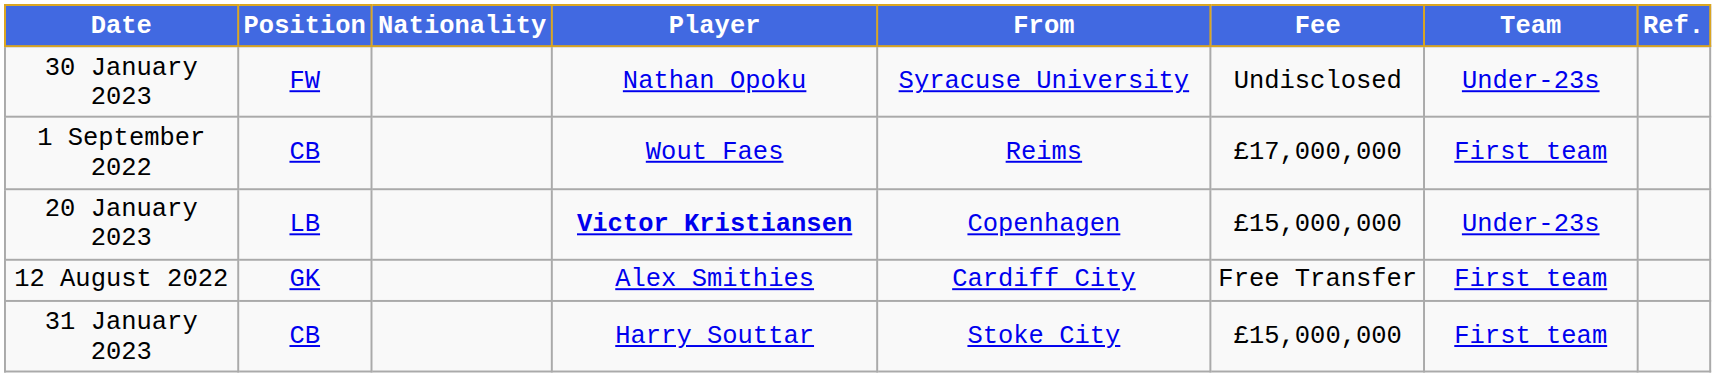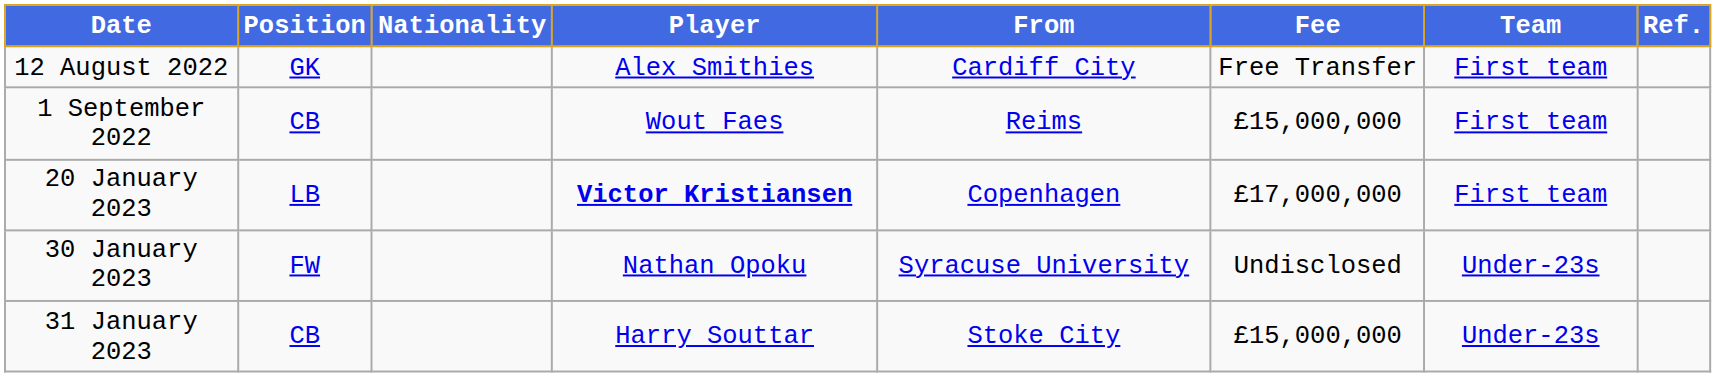rows swapped: (121, 280) <-> (121, 82)
(1318, 153) £17,000,000 -> (1318, 123) £15,000,000
(1318, 224) £15,000,000 -> (1318, 194) £17,000,000
(1531, 224) Under-23s -> (1531, 194) First team
(1531, 336) First team -> (1531, 336) Under-23s
